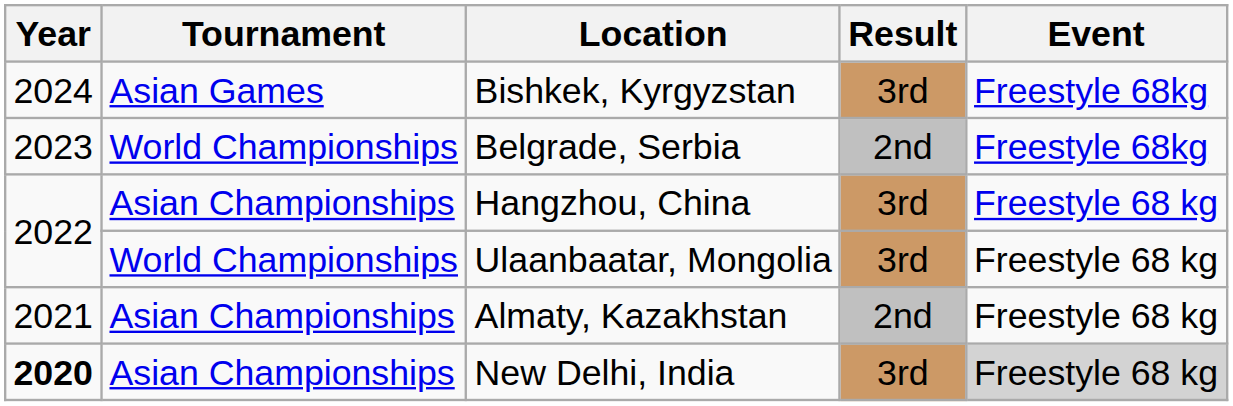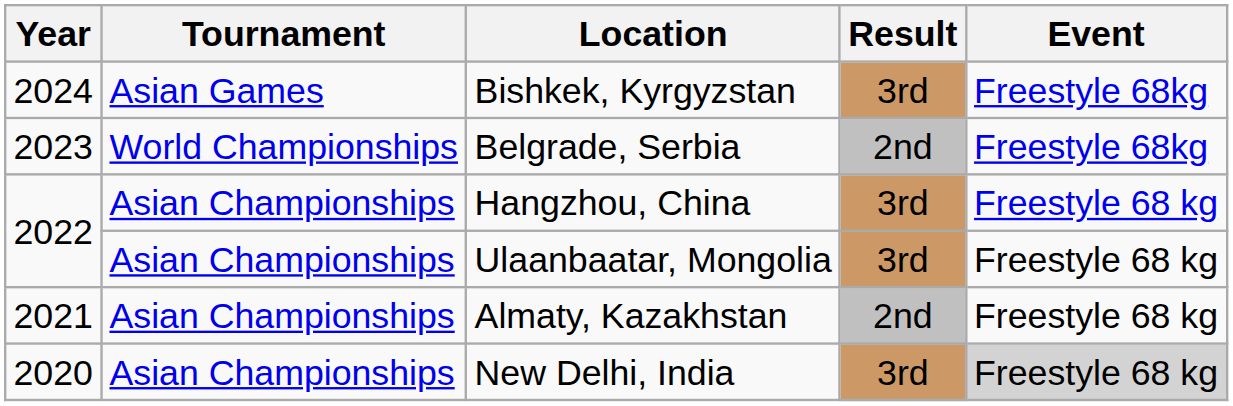(284, 260) World Championships -> (282, 260) Asian Championships
(53, 373) bold -> (53, 373) normal
